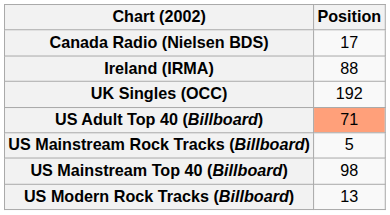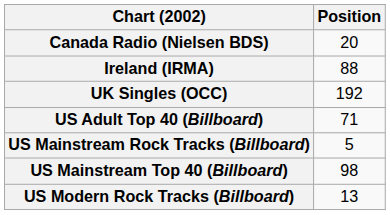(349, 42) 17 -> (349, 42) 20
(349, 119) lightsalmon background -> (349, 119) no background
